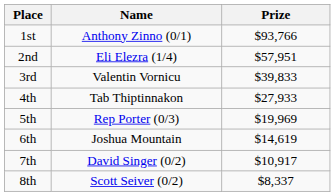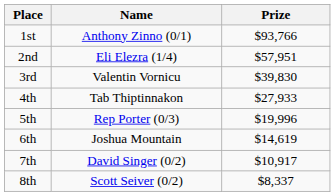(276, 77) $39,833 -> (276, 77) $39,830
(276, 118) $19,969 -> (276, 118) $19,996
